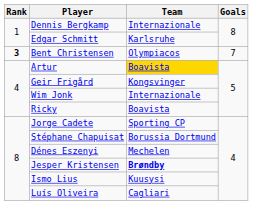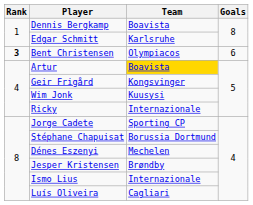(164, 25) Internazionale -> (149, 25) Boavista
(233, 53) 7 -> (233, 53) 6
(164, 95) Internazionale -> (146, 95) Kuusysi
(149, 109) Boavista -> (164, 109) Internazionale
(146, 165) bold -> (146, 165) normal
(146, 179) Kuusysi -> (164, 179) Internazionale
